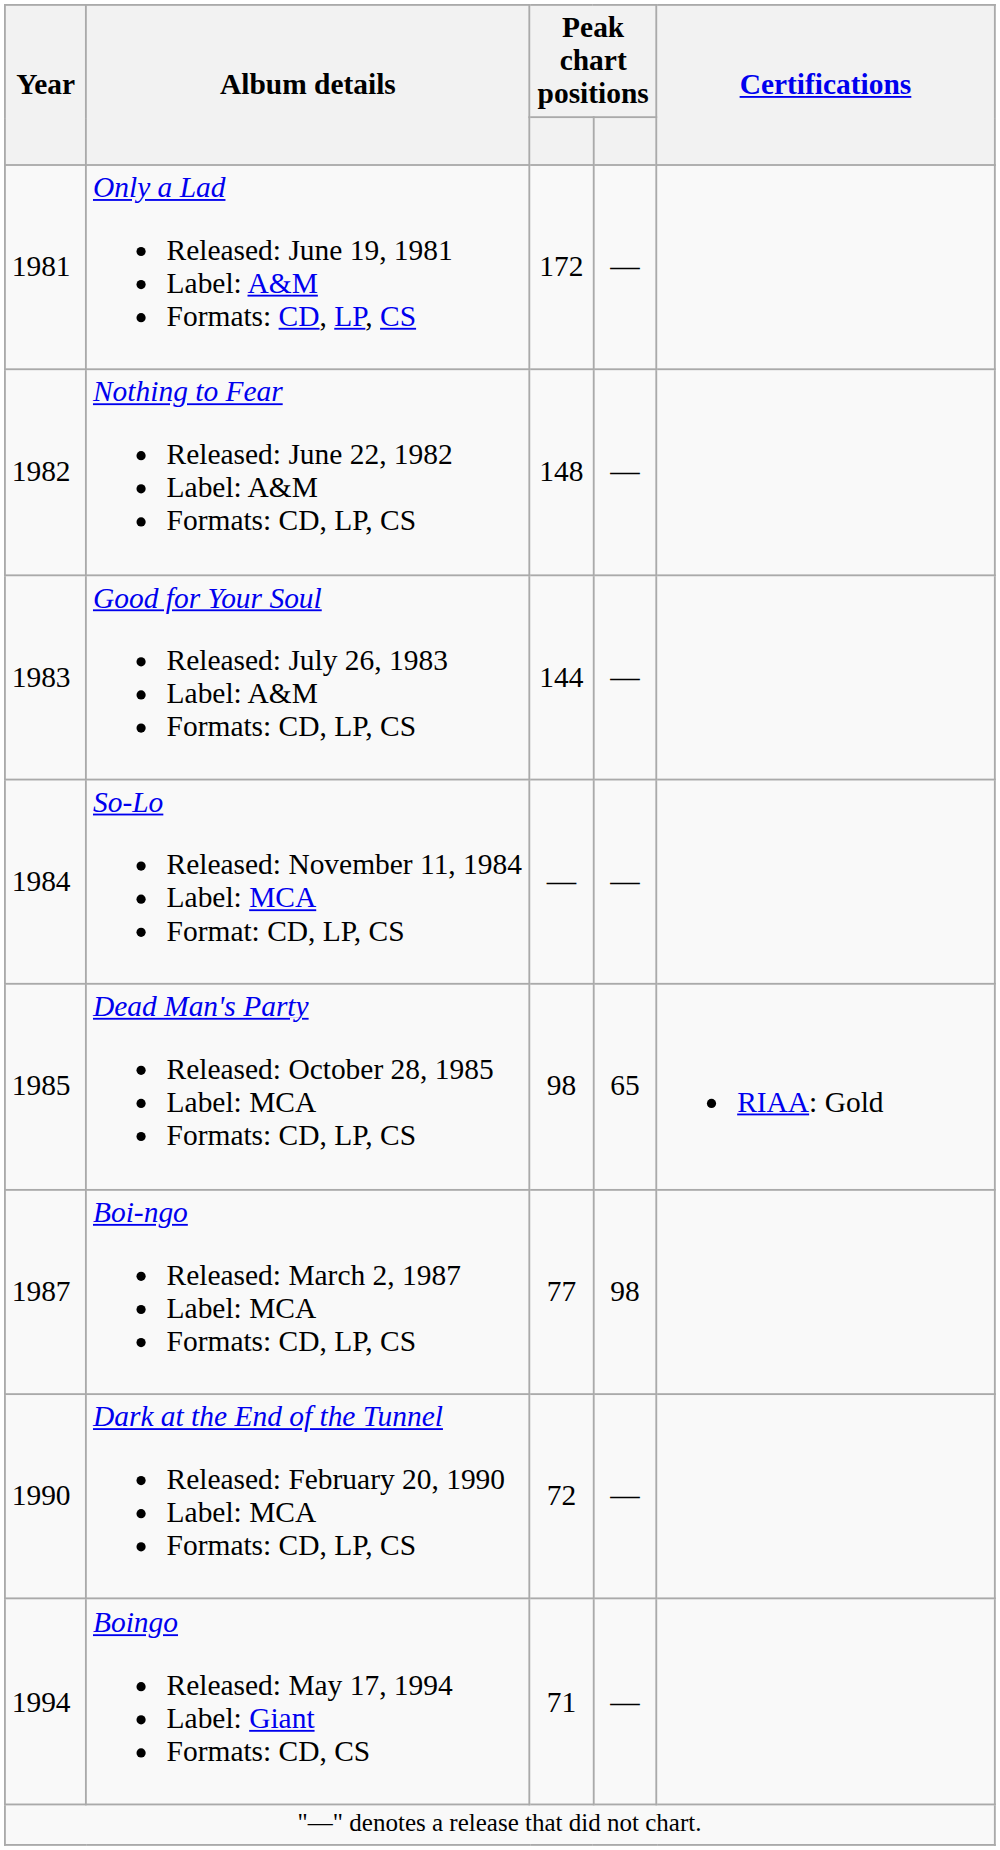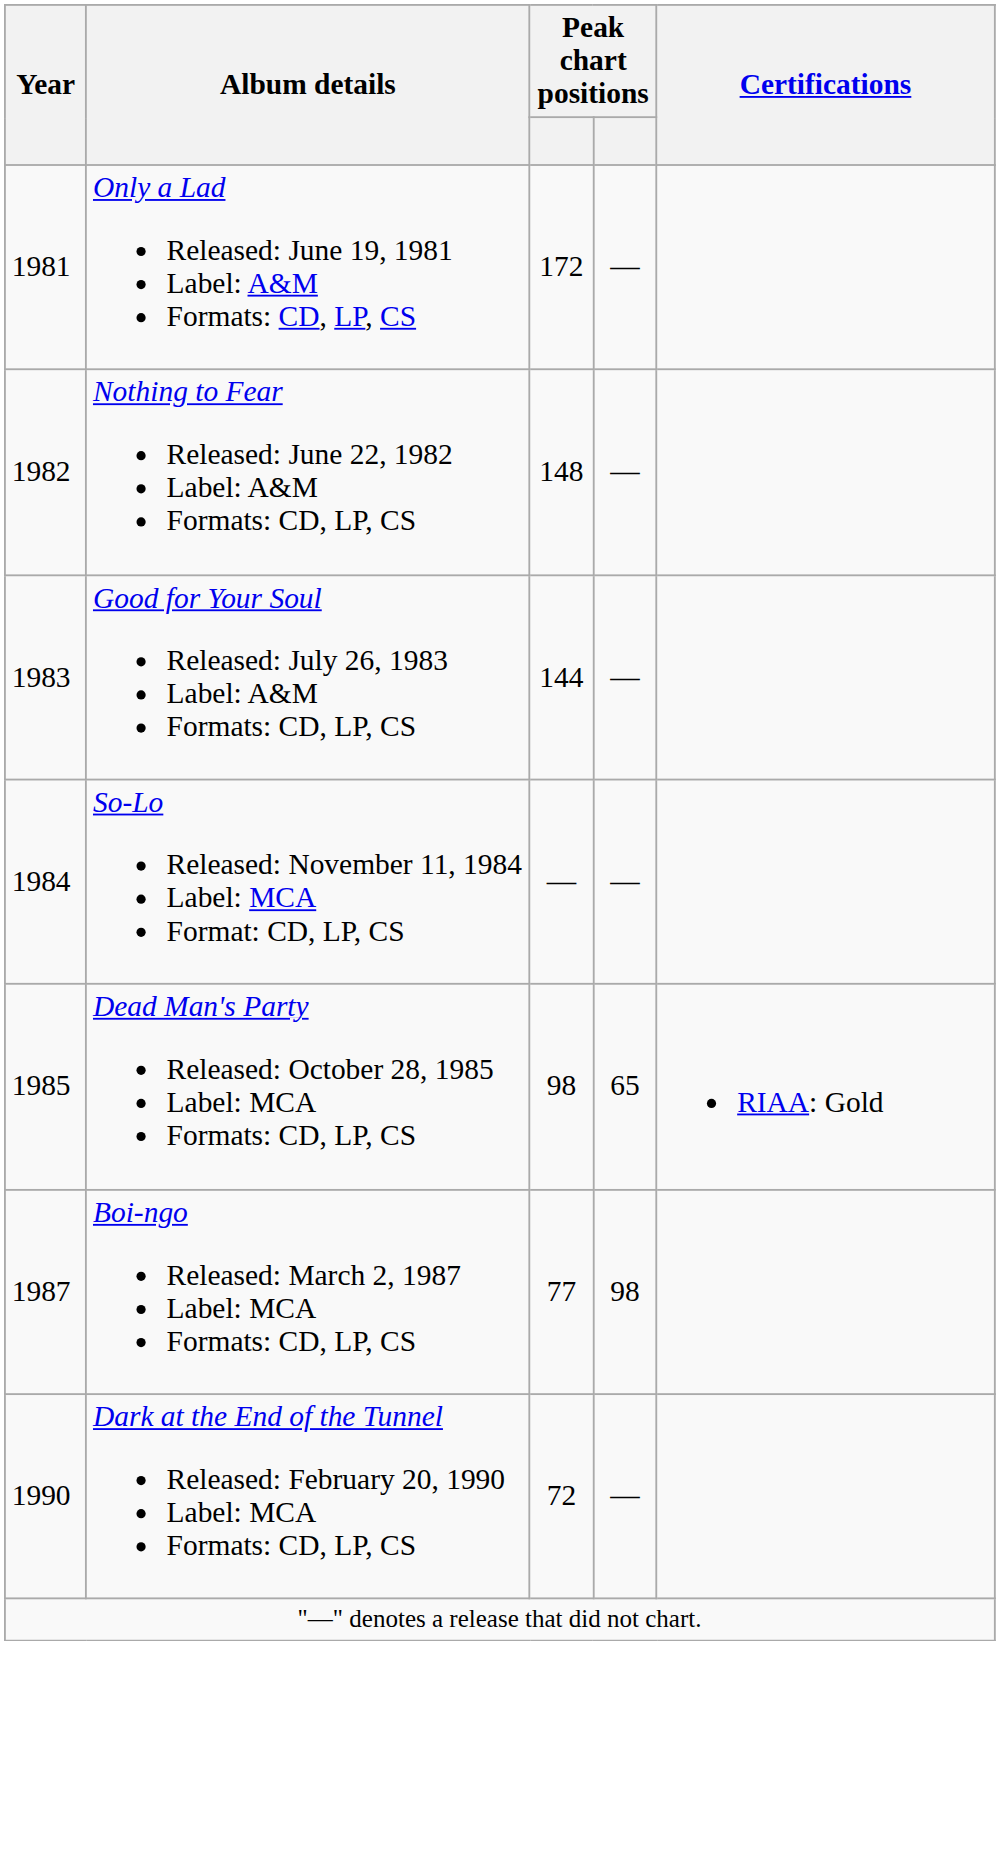- row: (308, 1687)
